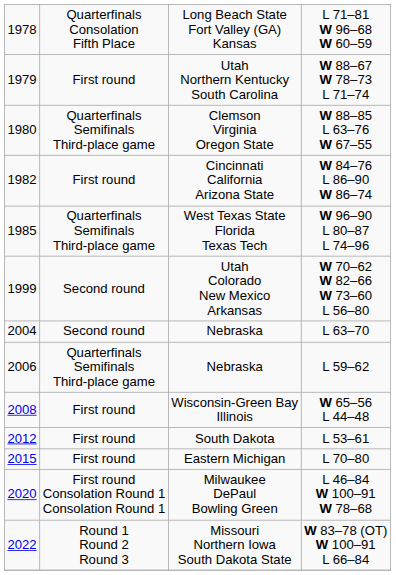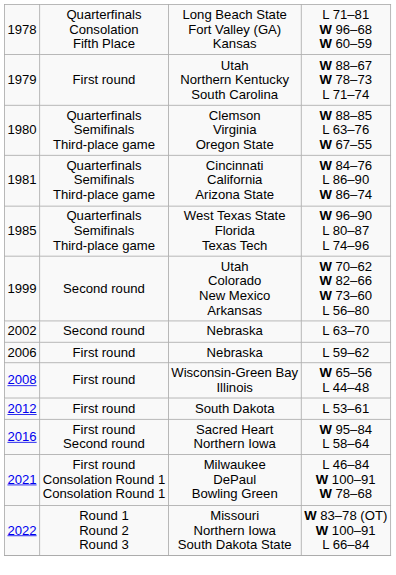(22, 180) 1982 -> (22, 180) 1981
(104, 180) First round -> (104, 180) Quarterfinals Semifinals Third-place game
(22, 331) 2004 -> (22, 331) 2002
(104, 367) Quarterfinals Semifinals Third-place game -> (104, 352) First round
- row: (346, 459)
+ row: (346, 436)
(22, 494) 2020 -> (22, 479) 2021
